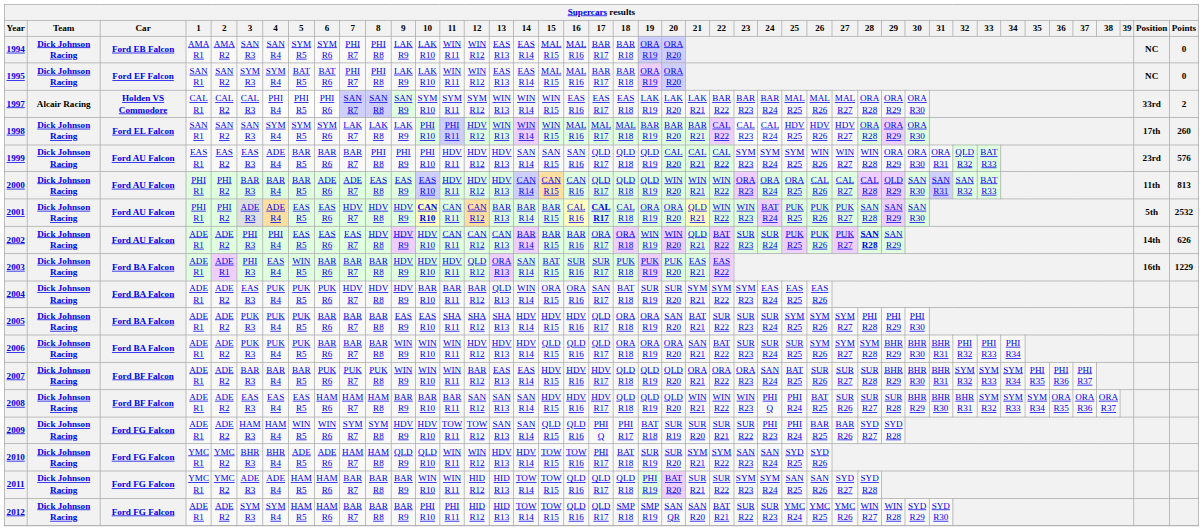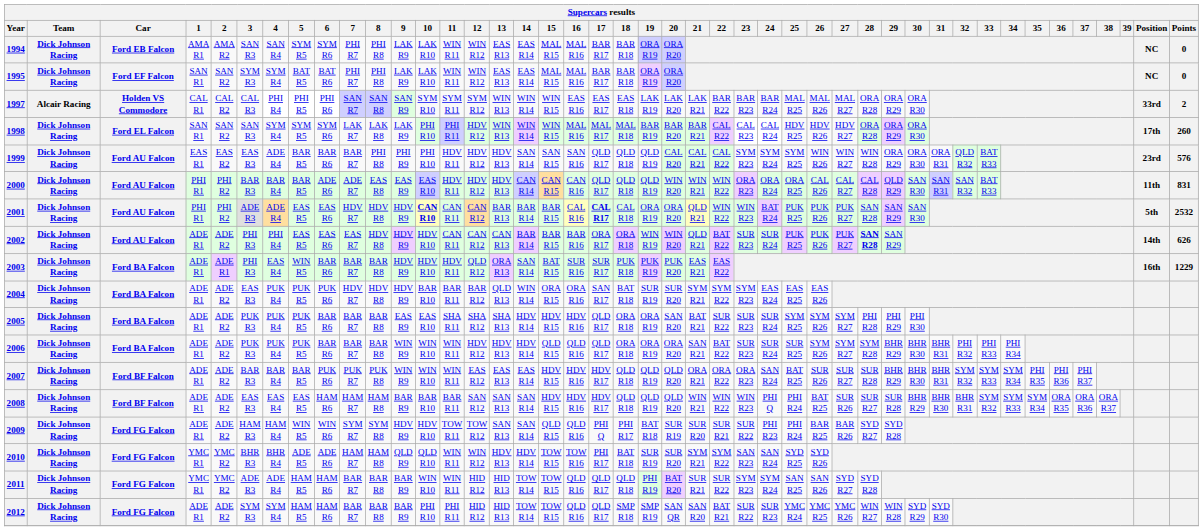(1184, 185) 813 -> (1184, 185) 831
(477, 376) BAR R12 -> (477, 376) EAS R12
